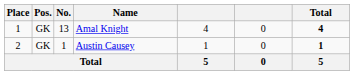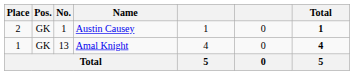rows swapped: (102, 29) <-> (105, 46)
